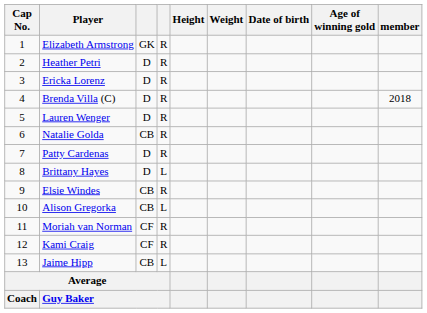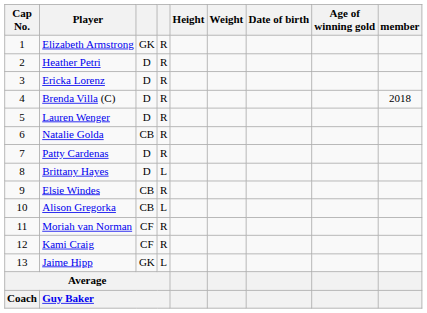(147, 262) CB -> (147, 262) GK
